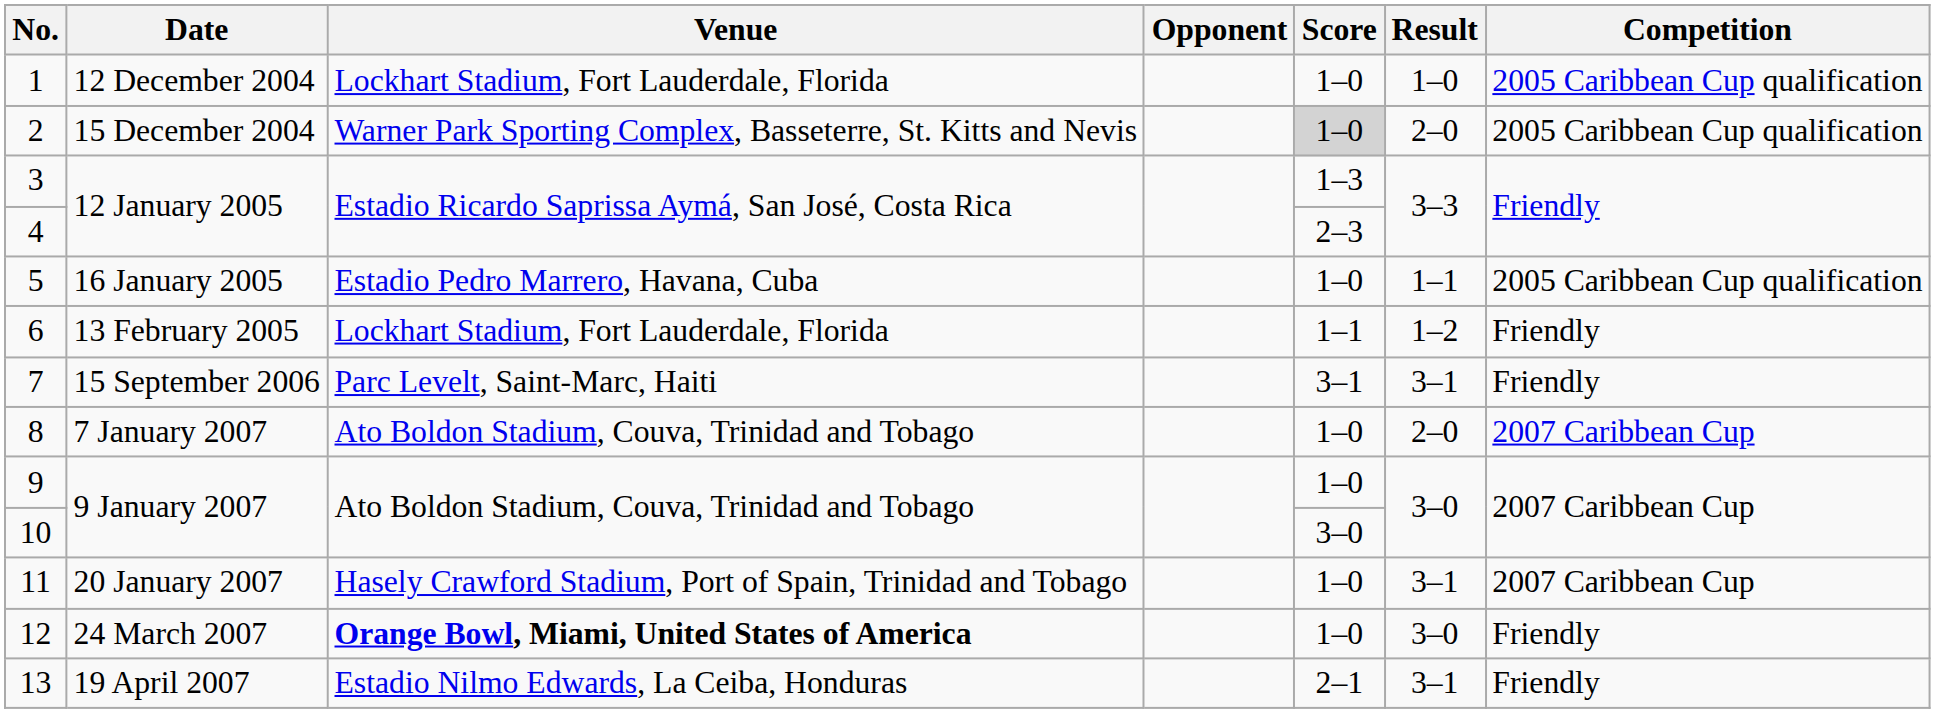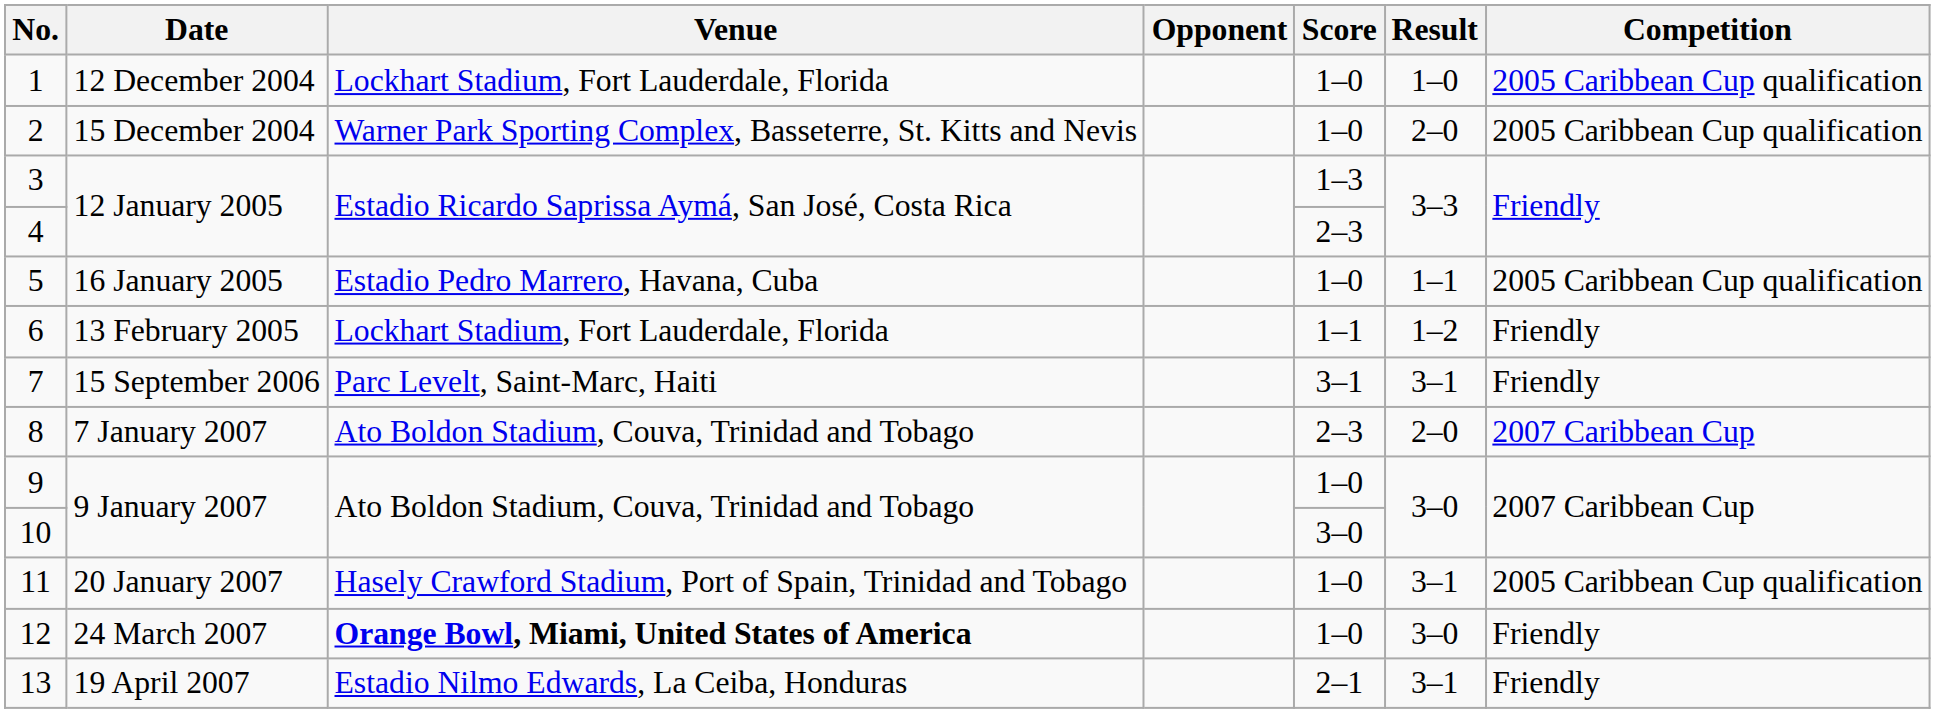(1339, 130) lightgrey background -> (1339, 130) no background
(1339, 431) 1–0 -> (1339, 431) 2–3
(1623, 582) 2007 Caribbean Cup -> (1707, 582) 2005 Caribbean Cup qualification
